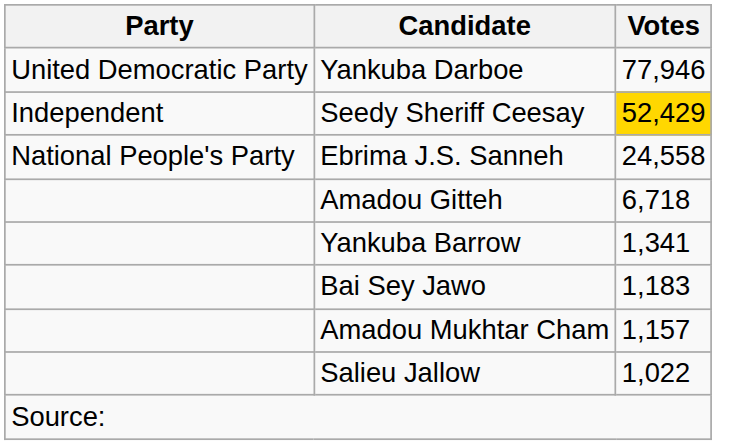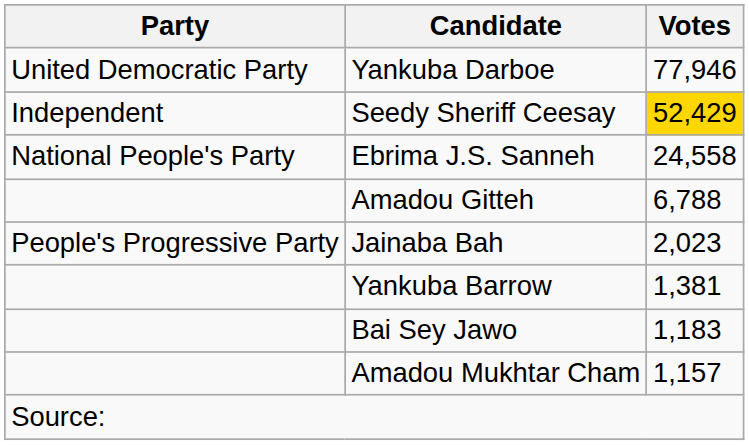(656, 199) 6,718 -> (687, 199) 6,788
+ row: (427, 243)
(656, 243) 1,341 -> (687, 286) 1,381
- row: (400, 373)
